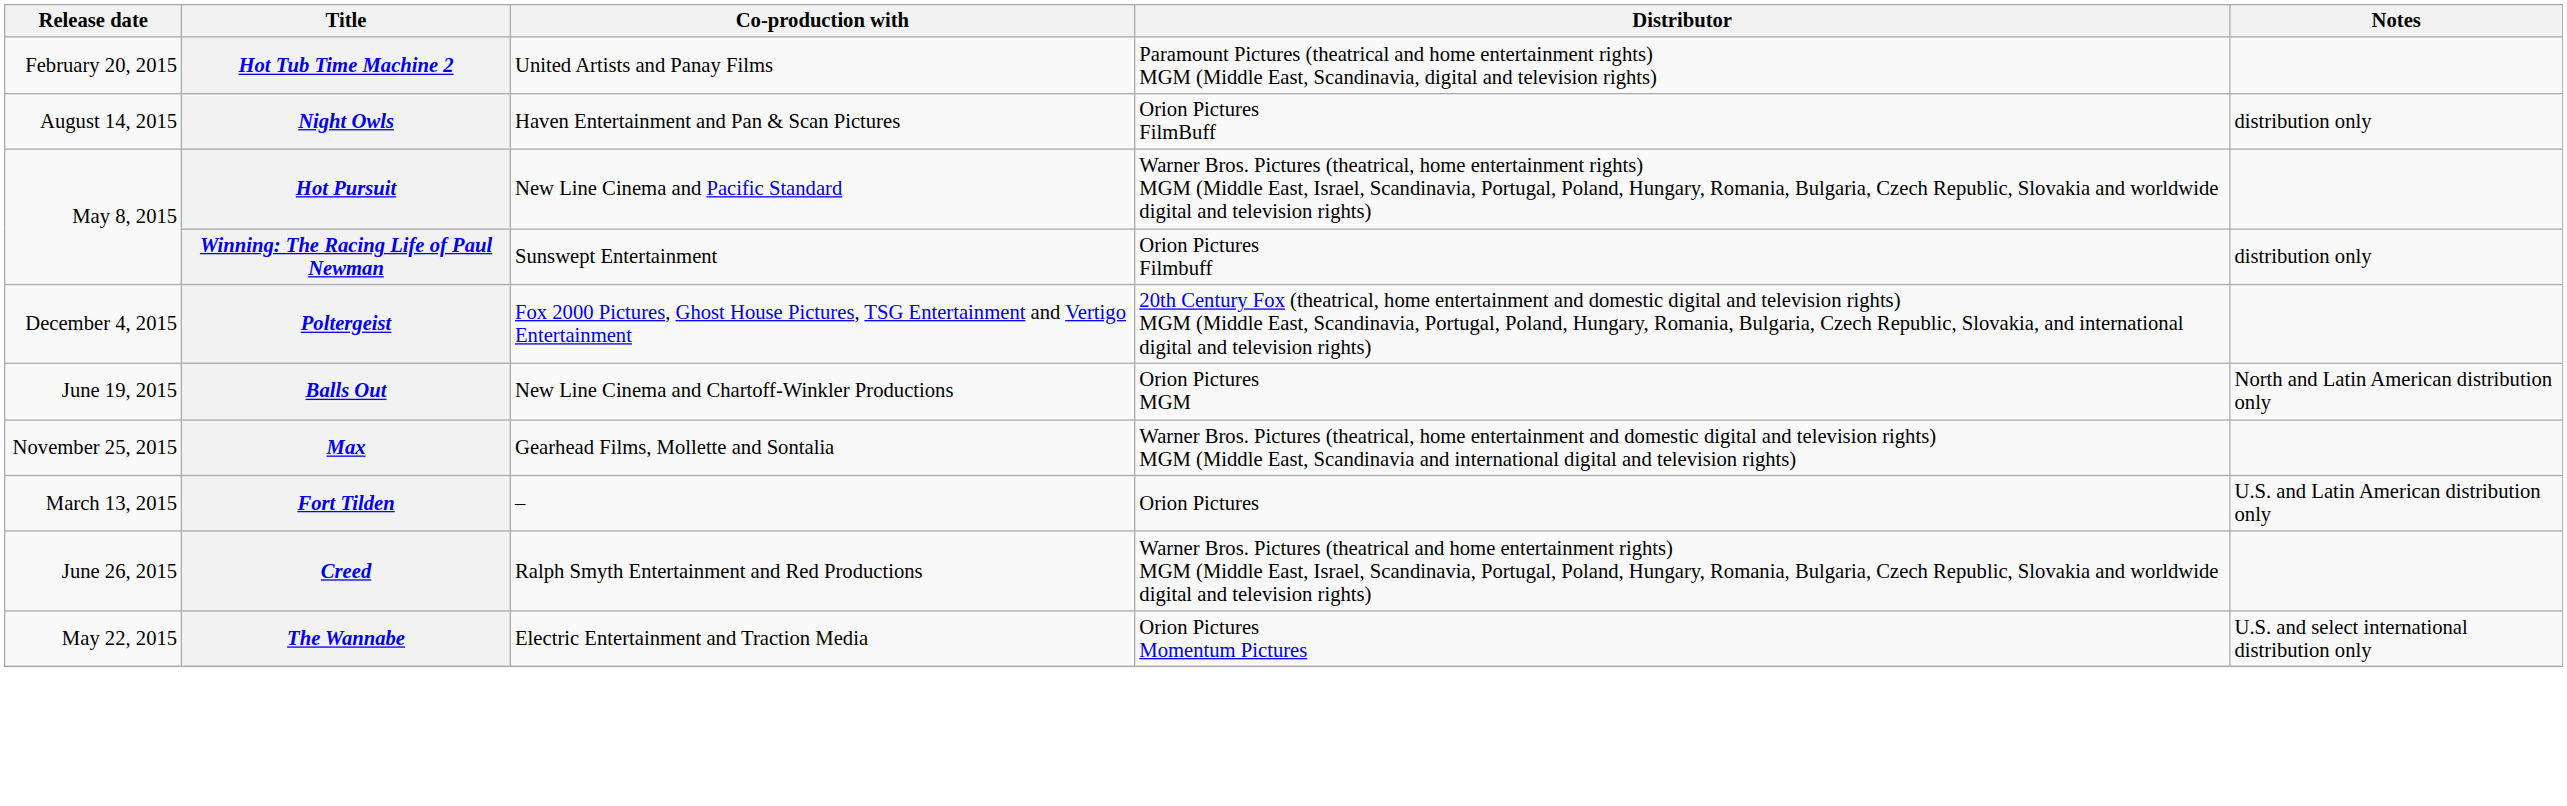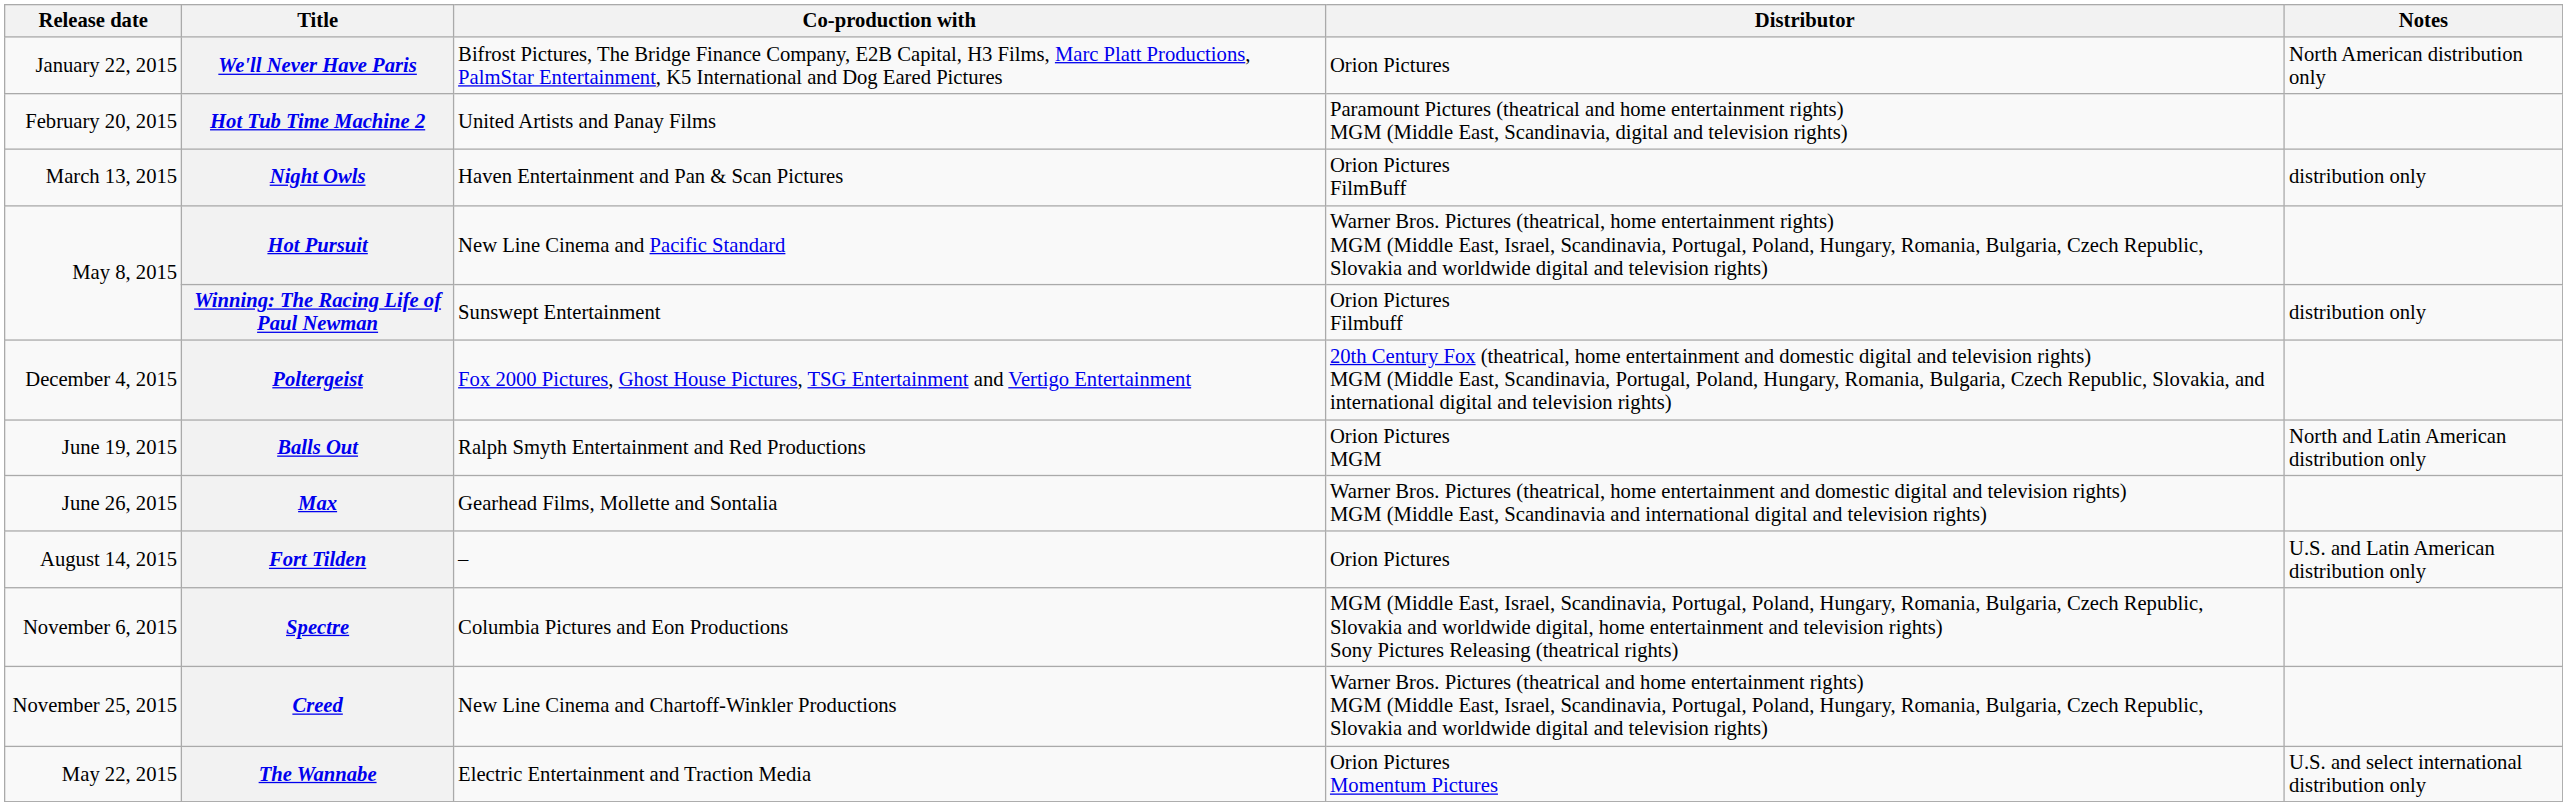+ row: (318, 65)
(109, 121) August 14, 2015 -> (111, 177) March 13, 2015
(734, 391) New Line Cinema and Chartoff-Winkler Productions -> (662, 447) Ralph Smyth Entertainment and Red Productions
(95, 447) November 25, 2015 -> (119, 503) June 26, 2015
(111, 503) March 13, 2015 -> (109, 559) August 14, 2015
+ row: (318, 626)
(119, 570) June 26, 2015 -> (95, 706) November 25, 2015
(719, 570) Ralph Smyth Entertainment and Red Productions -> (677, 706) New Line Cinema and Chartoff-Winkler Productions
